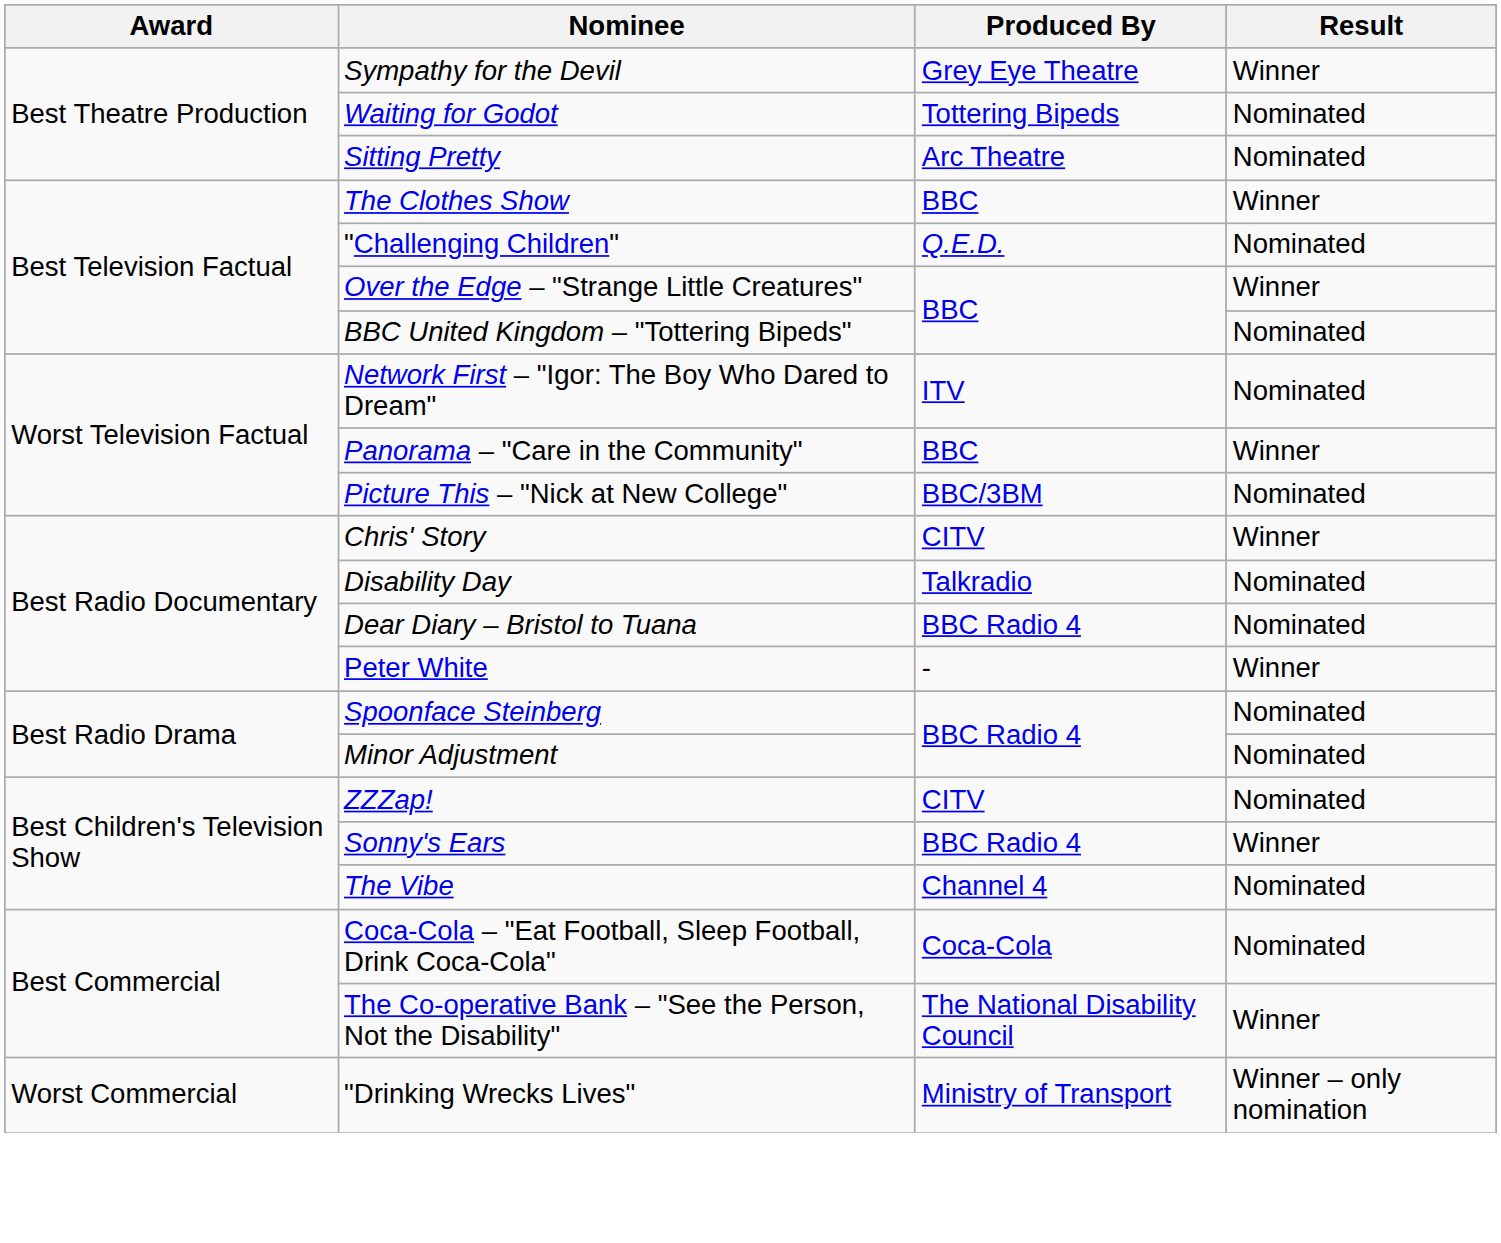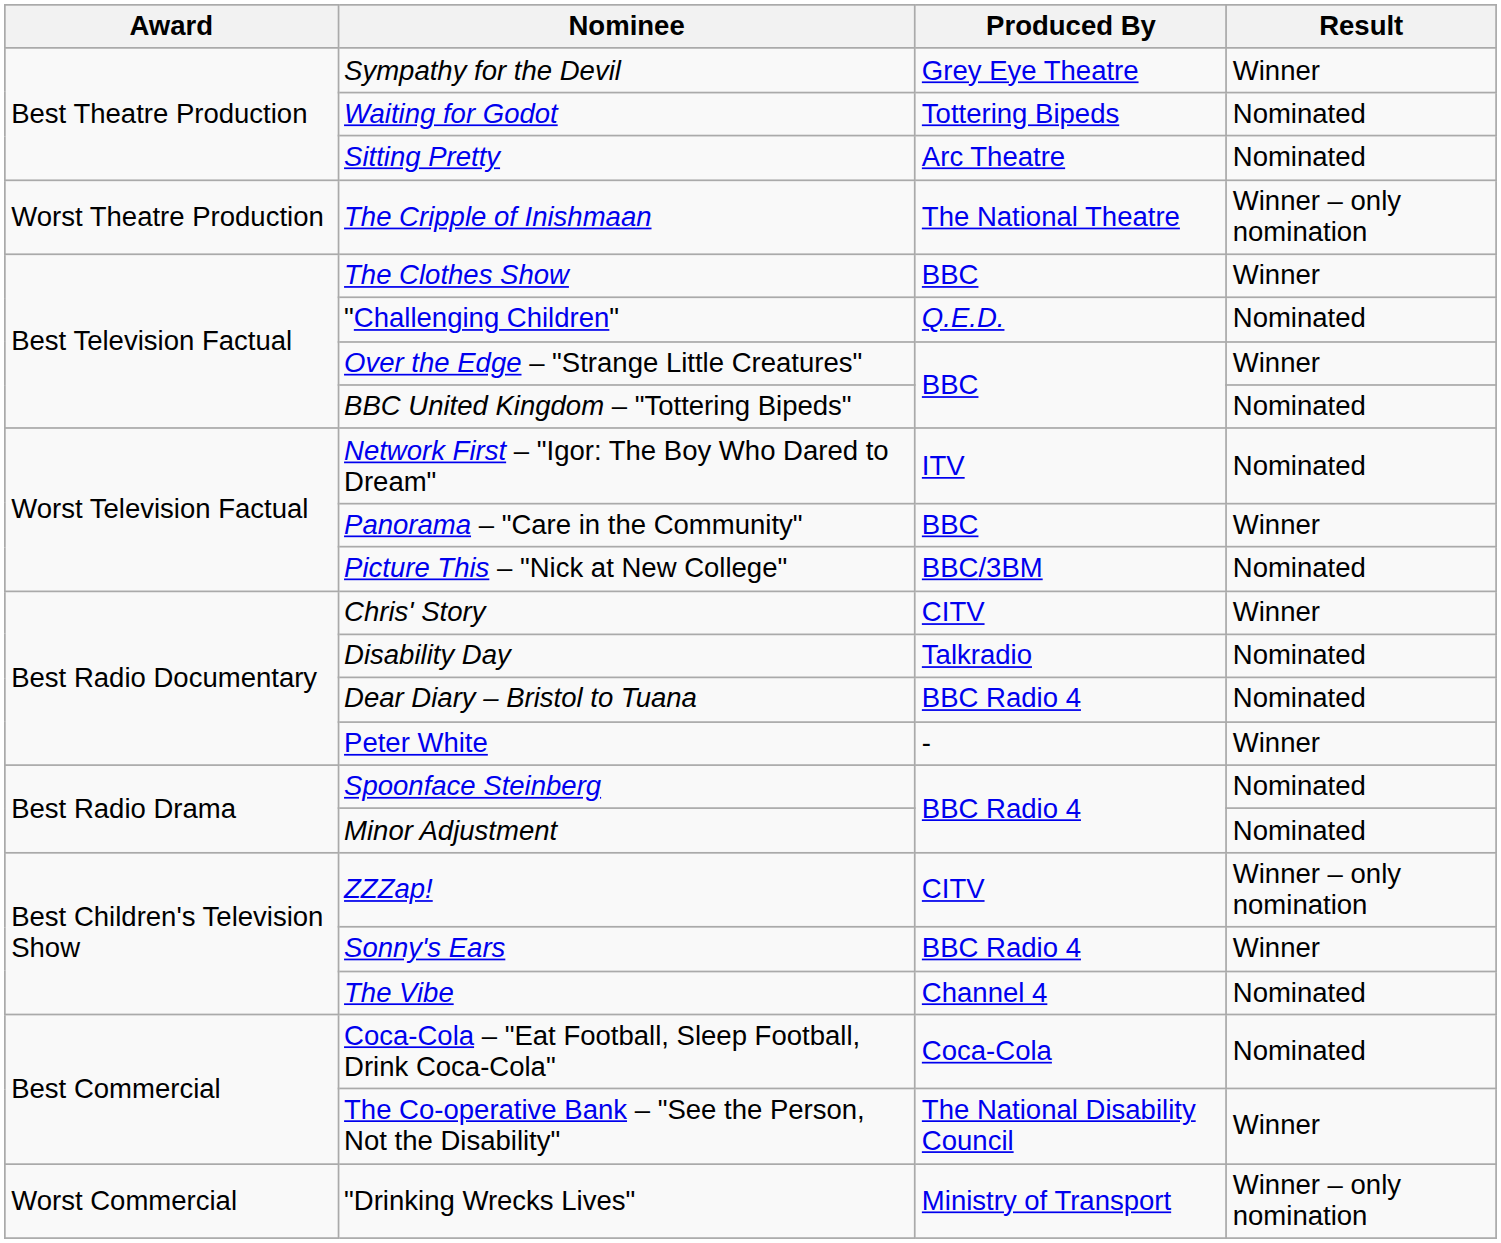+ row: (498, 216)
(1299, 799) Nominated -> (1317, 889) Winner – only nomination
